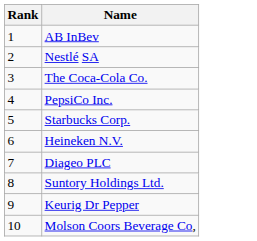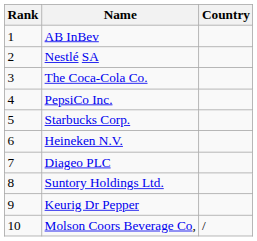+ column: (226, 15)
